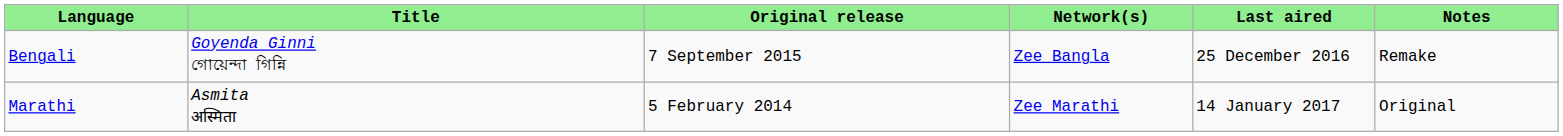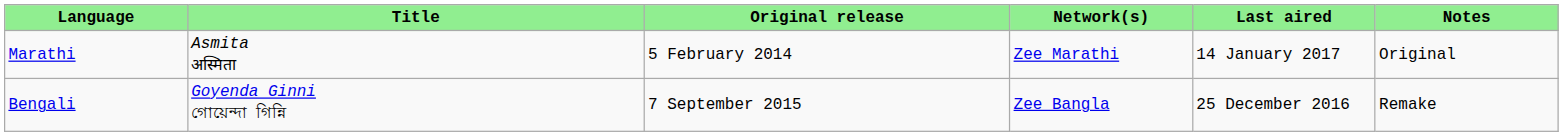rows swapped: (42, 107) <-> (42, 57)
